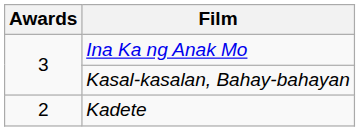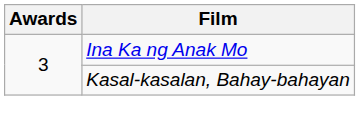- row: (116, 110)
